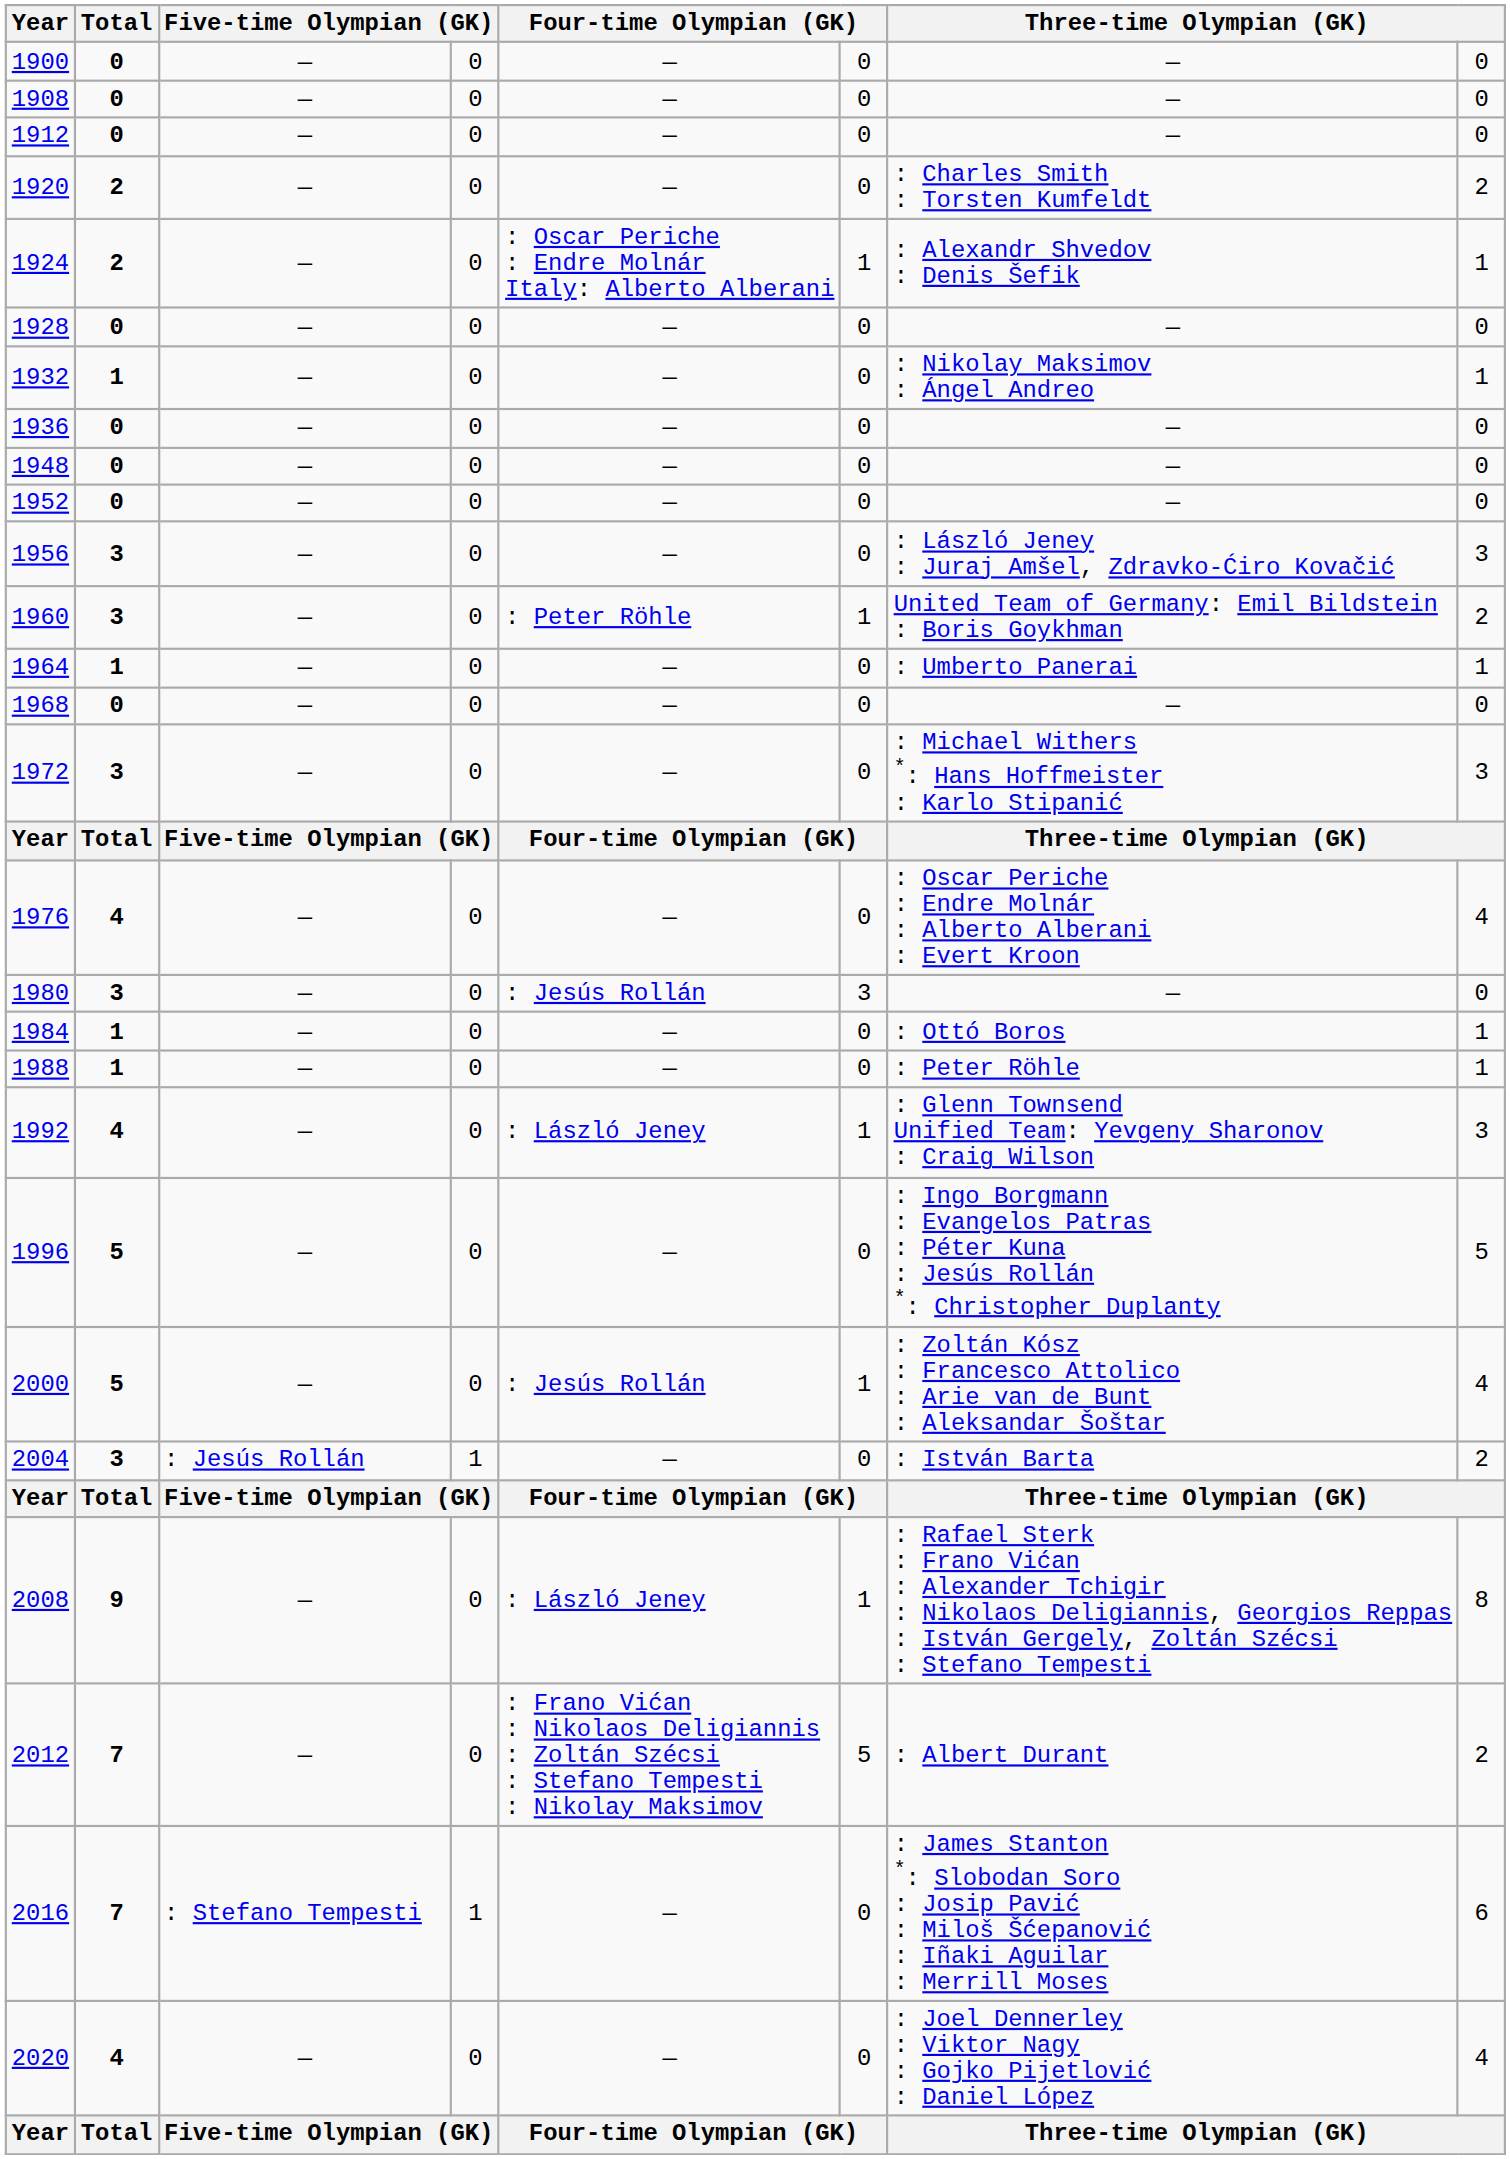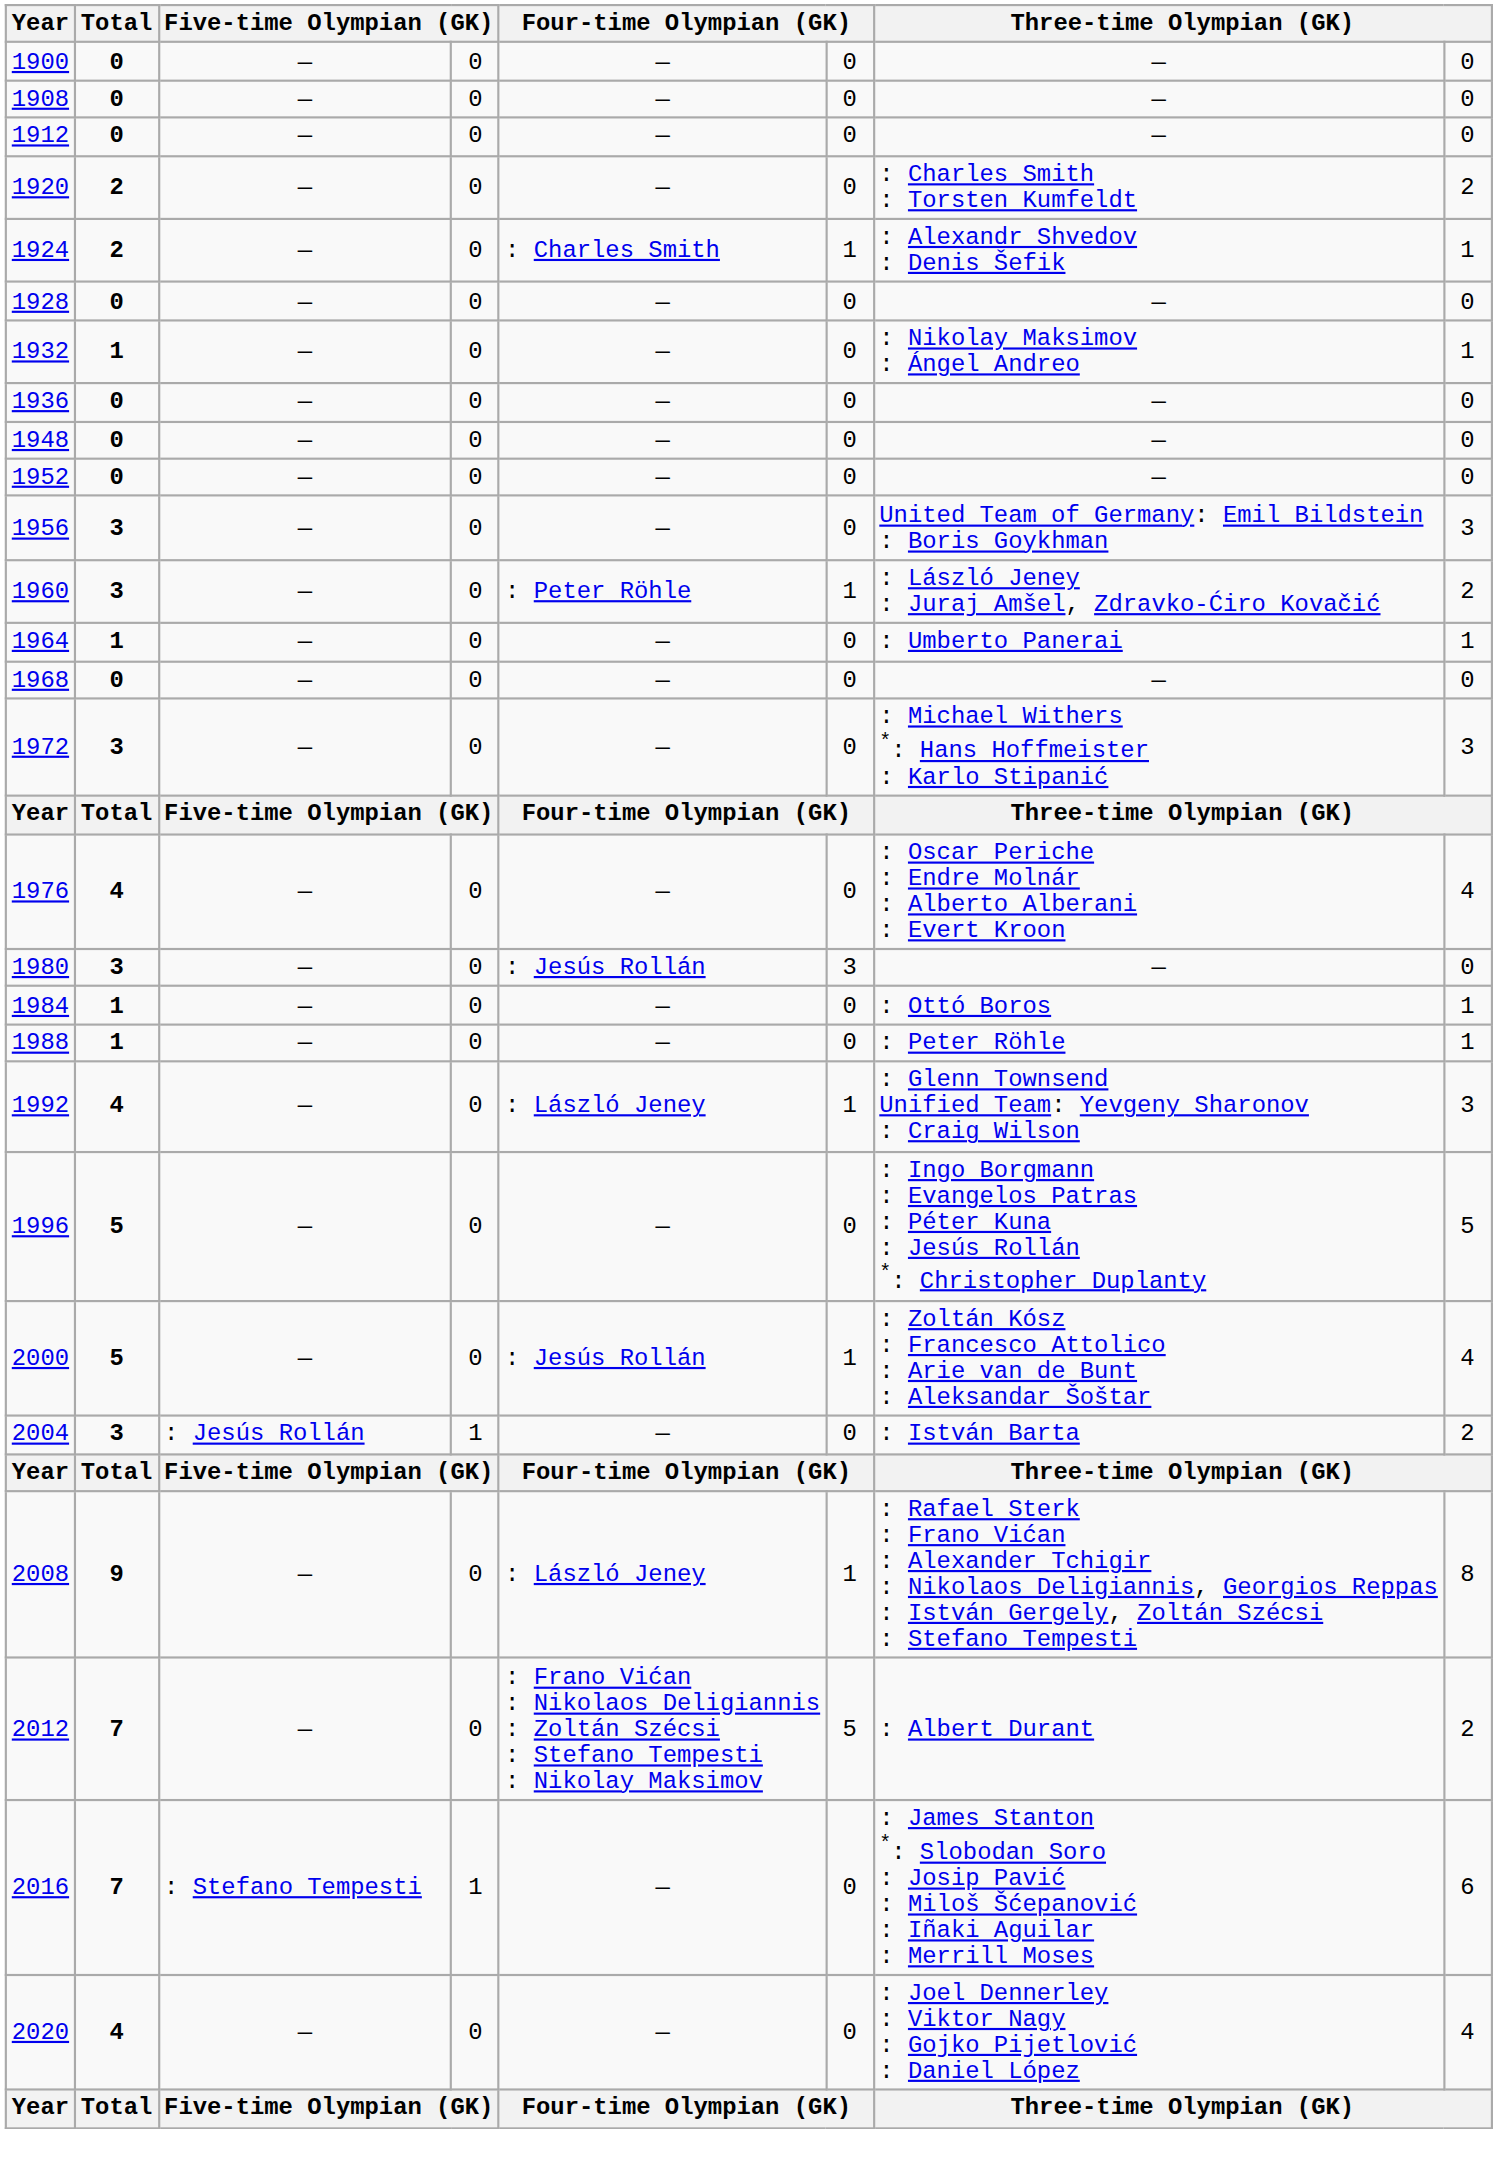(670, 264) : Oscar Periche : Endre Molnár Italy: Alberto Alberani -> (613, 251) : Charles Smith
(1144, 554) : László Jeney : Juraj Amšel, Zdravko-Ćiro Kovačić -> (1151, 528) United Team of Germany: Emil Bildstein : Boris Goykhman
(1166, 618) United Team of Germany: Emil Bildstein : Boris Goykhman -> (1130, 592) : László Jeney : Juraj Amšel, Zdravko-Ćiro Kovačić
